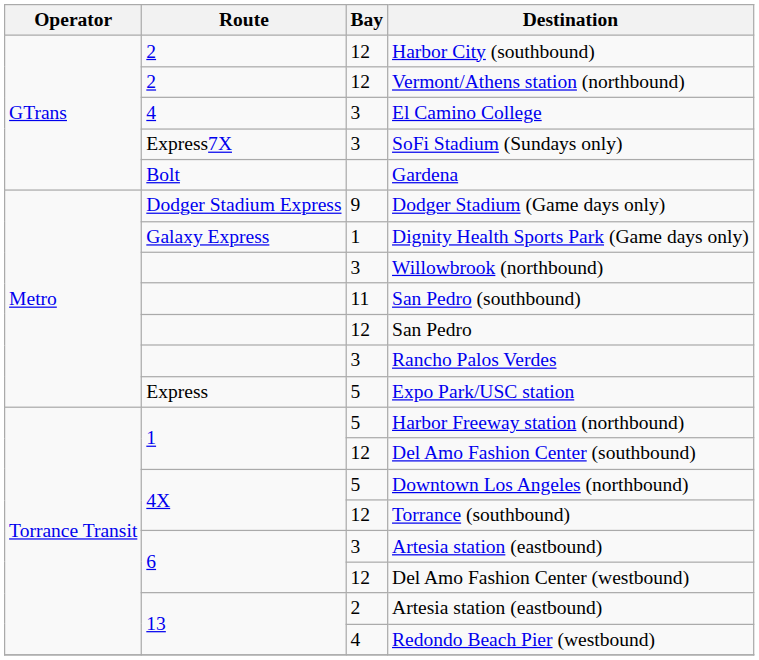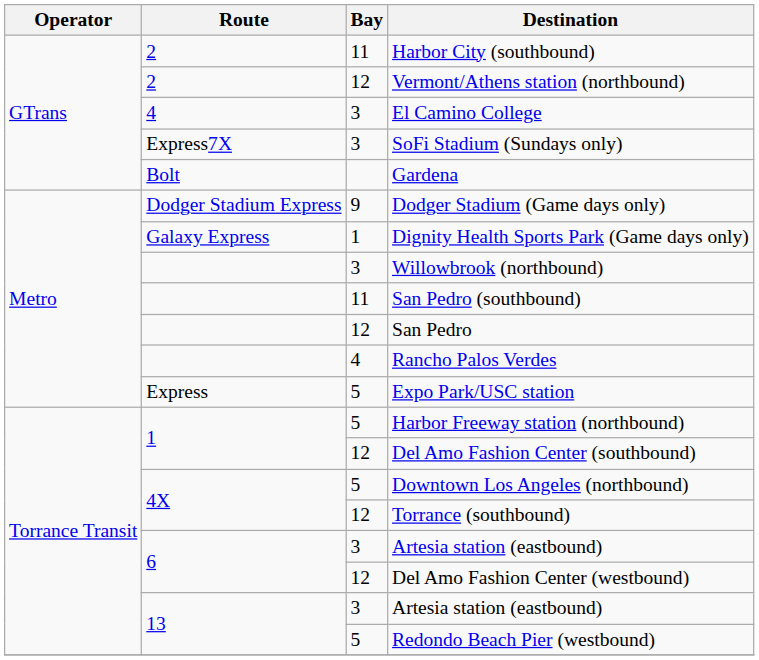(360, 50) 12 -> (360, 50) 11
(355, 360) 3 -> (355, 360) 4
(355, 608) 2 -> (355, 608) 3
(355, 639) 4 -> (355, 639) 5
